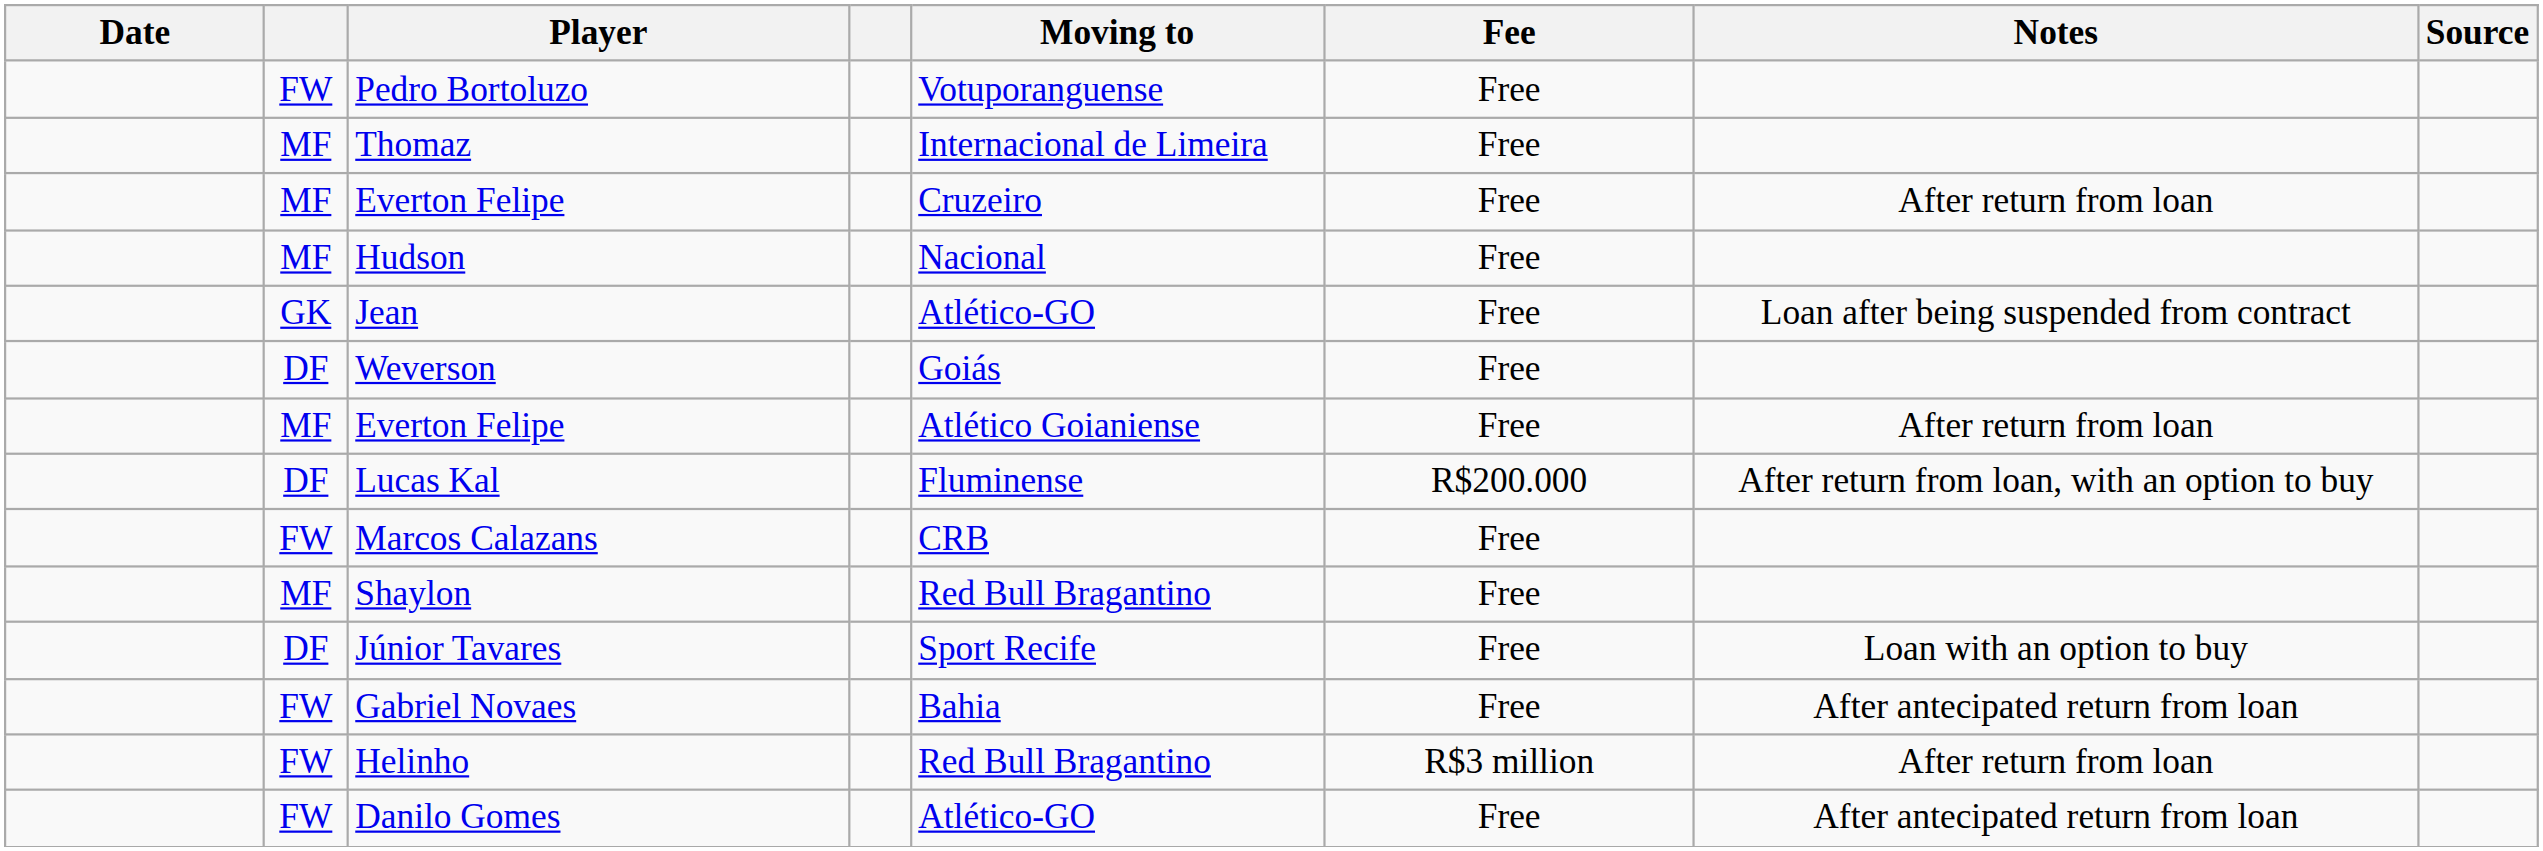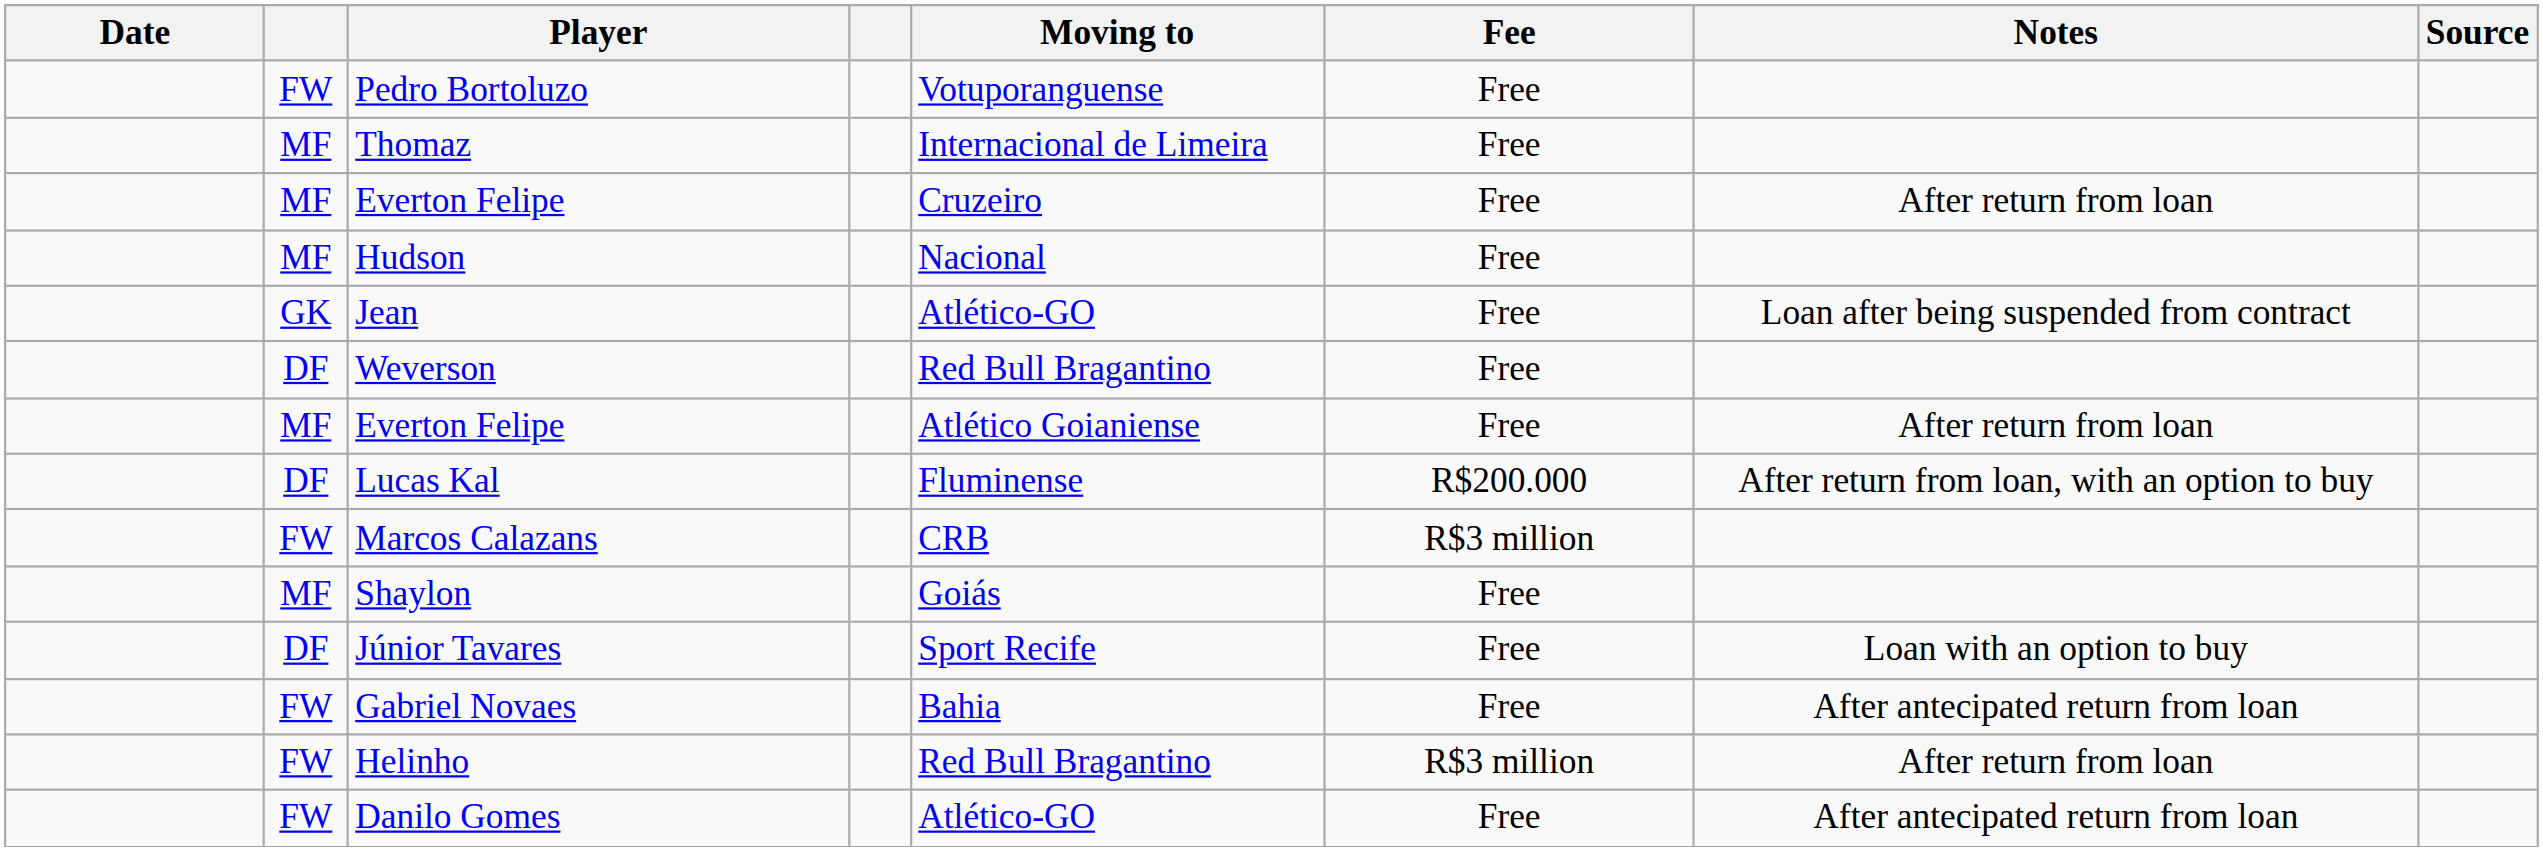(959, 369) Goiás -> (1065, 369) Red Bull Bragantino
(1509, 537) Free -> (1509, 537) R$3 million
(1065, 593) Red Bull Bragantino -> (959, 593) Goiás
